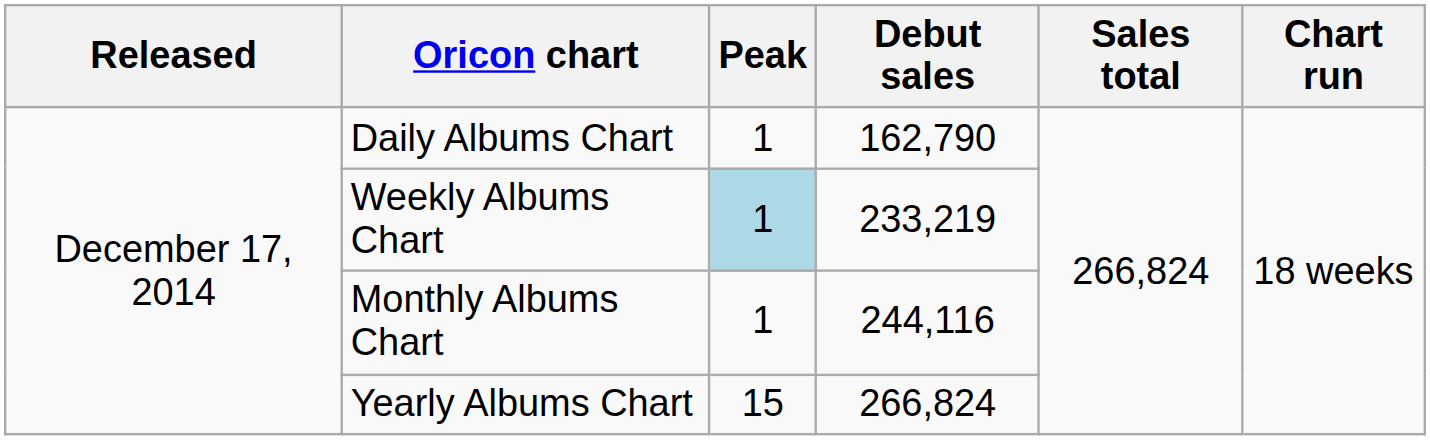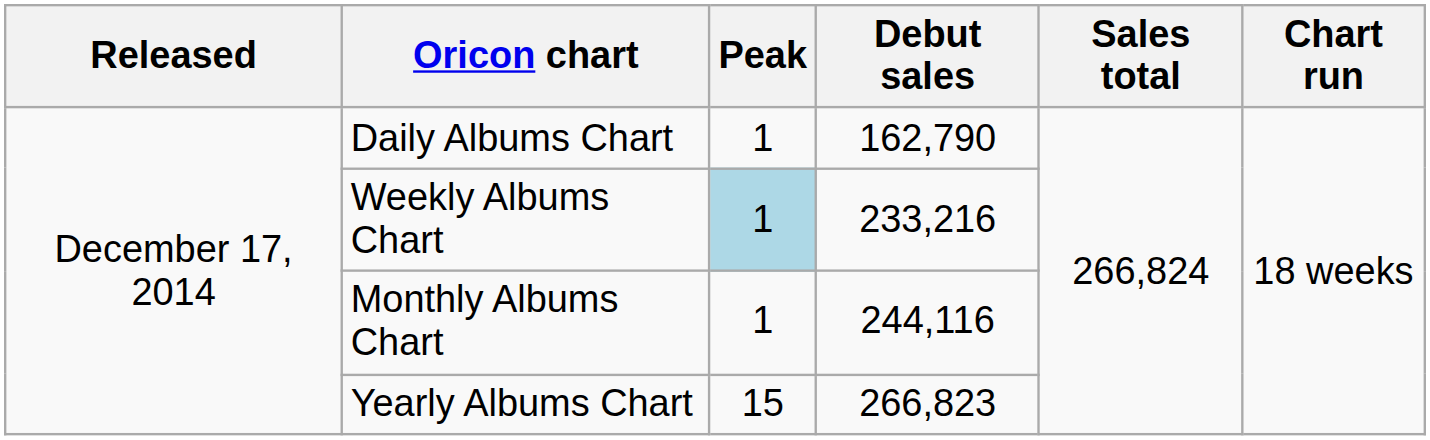(928, 218) 233,219 -> (928, 218) 233,216
(928, 403) 266,824 -> (928, 403) 266,823
